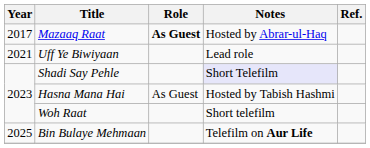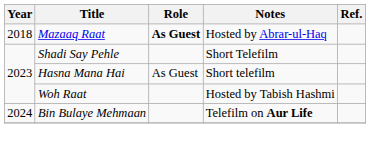(20, 34) 2017 -> (20, 34) 2018
- row: (78, 53)
(242, 73) lavender background -> (242, 53) no background
(270, 93) Hosted by Tabish Hashmi -> (240, 73) Short telefilm
(240, 113) Short telefilm -> (270, 93) Hosted by Tabish Hashmi
(20, 133) 2025 -> (20, 113) 2024
